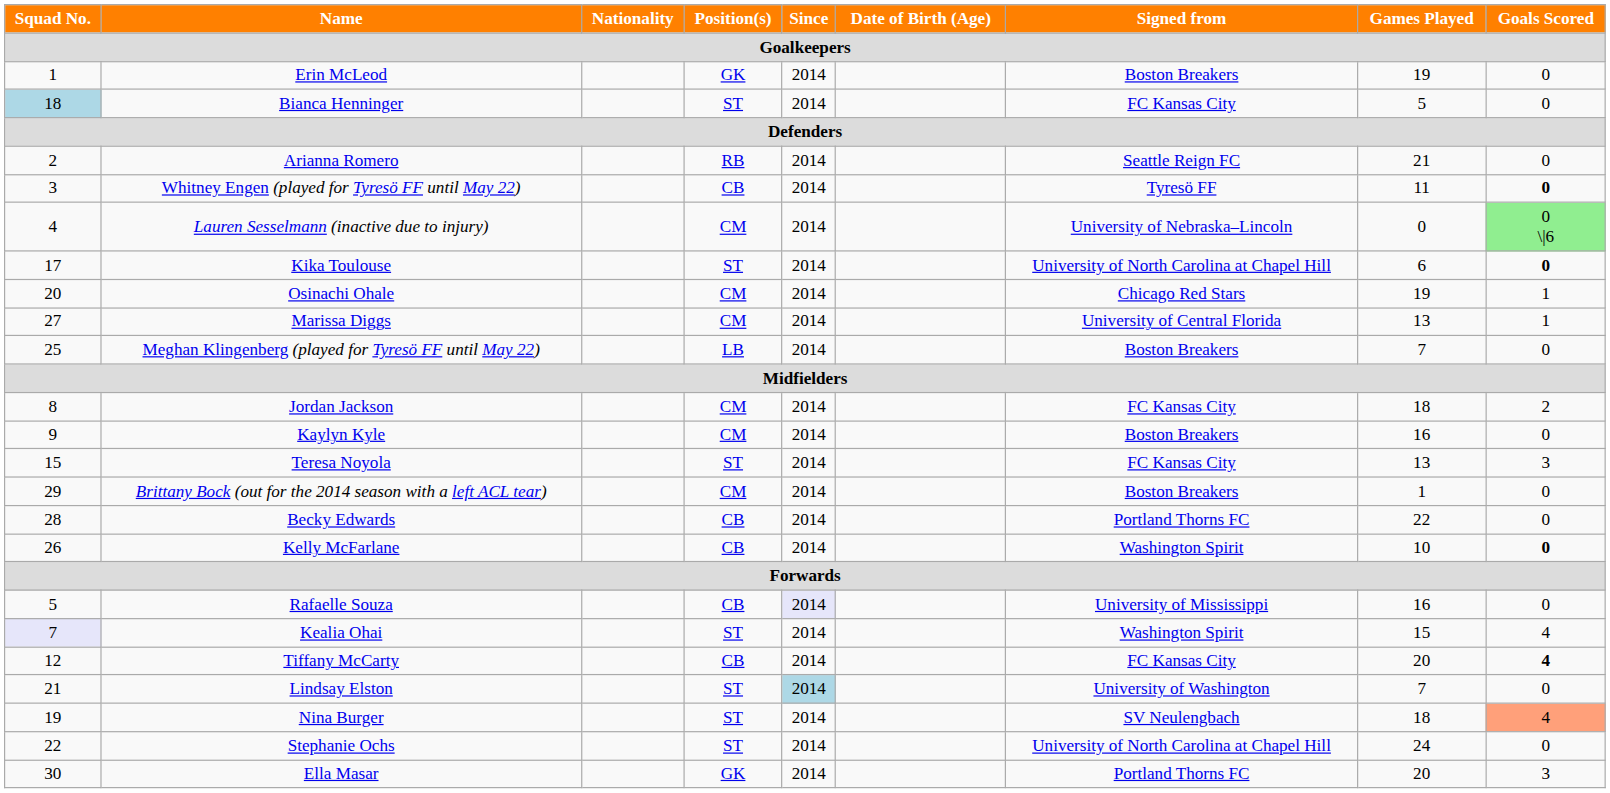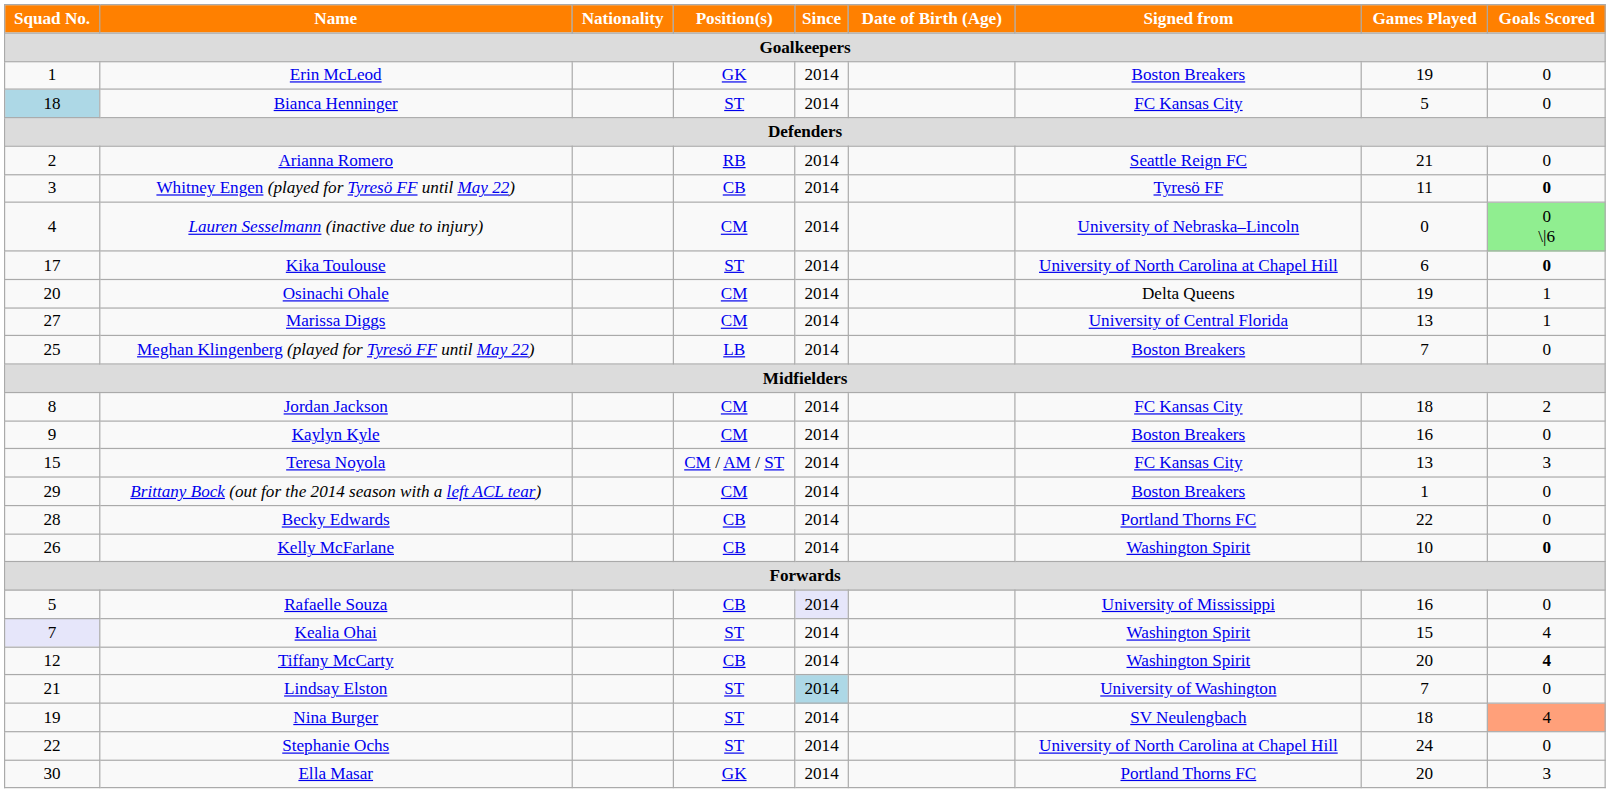(1182, 293) Chicago Red Stars -> (1188, 293) Delta Queens
(733, 463) ST -> (734, 463) CM / AM / ST
(1182, 661) FC Kansas City -> (1188, 661) Washington Spirit
